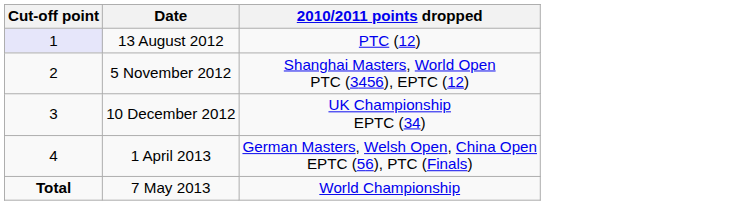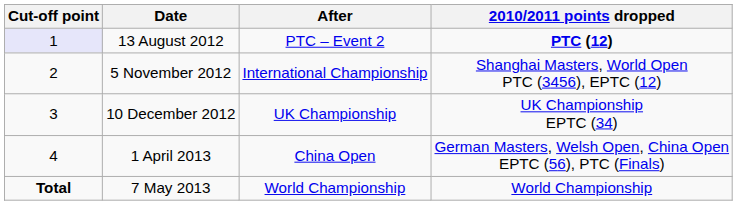+ column: (335, 16)
(390, 40) normal -> (582, 40) bold
